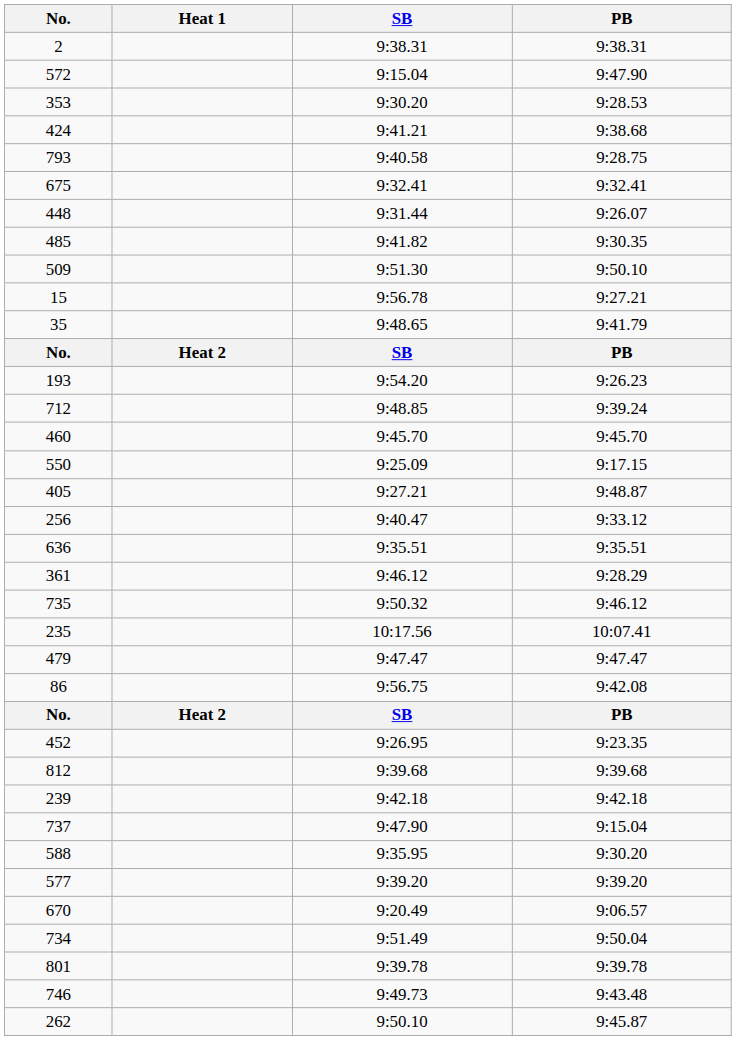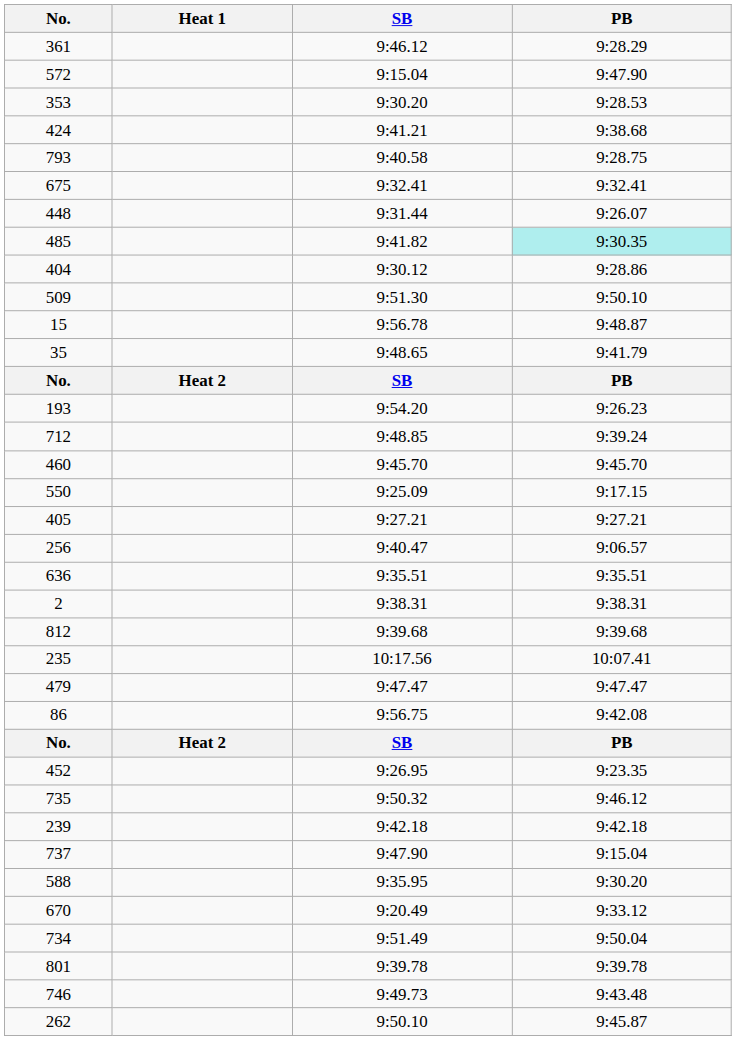rows swapped: (58, 575) <-> (58, 45)
(622, 240) no background -> (622, 240) paleturquoise background
+ row: (58, 268)
(622, 296) 9:27.21 -> (622, 324) 9:48.87
(622, 491) 9:48.87 -> (622, 519) 9:27.21
(622, 519) 9:33.12 -> (622, 547) 9:06.57
rows swapped: (58, 770) <-> (58, 603)
- row: (58, 881)
(622, 909) 9:06.57 -> (622, 909) 9:33.12
